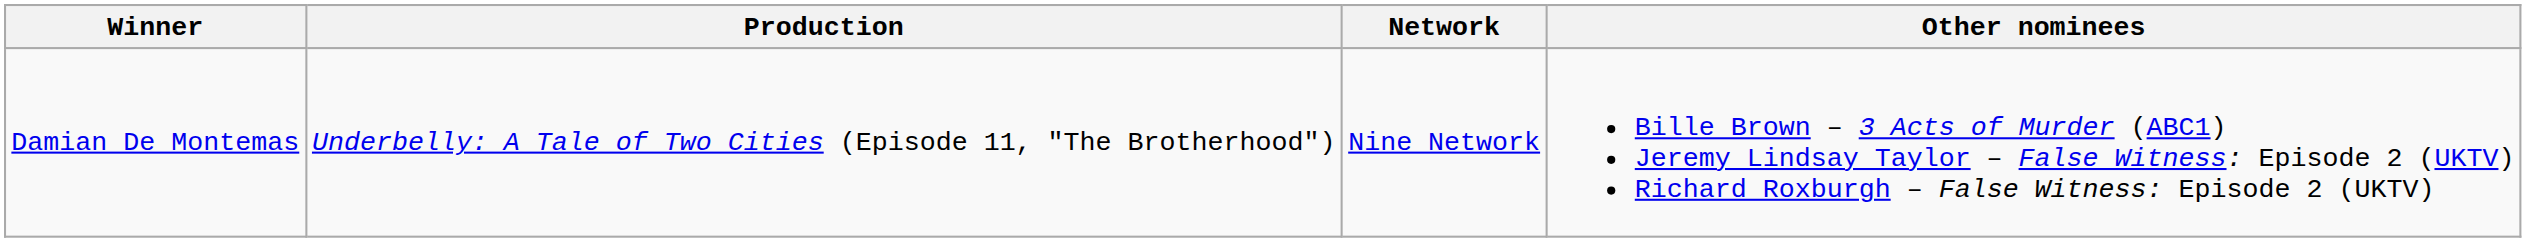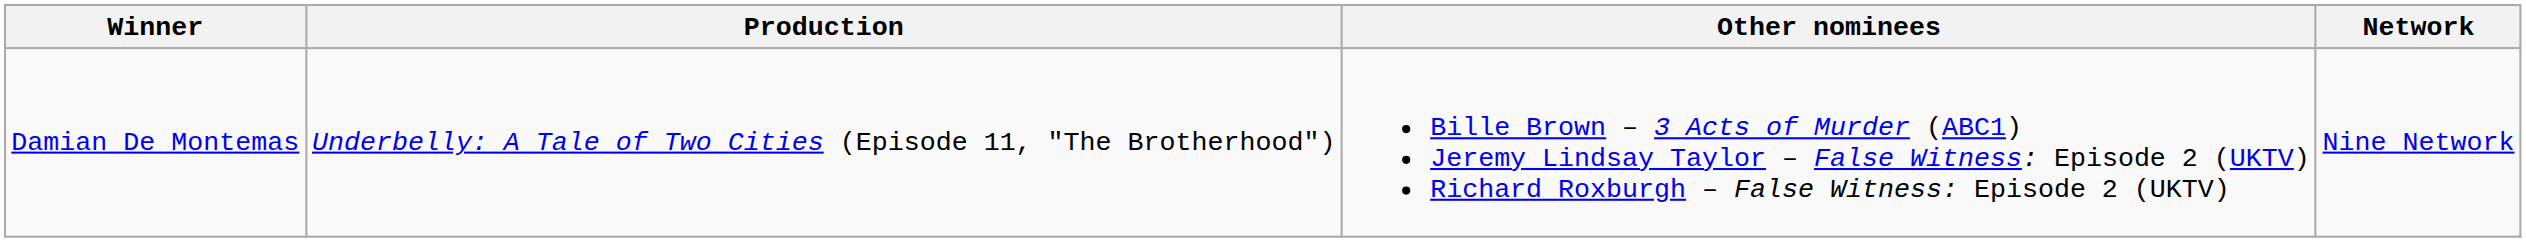columns swapped: (1444, 27) <-> (2034, 27)
